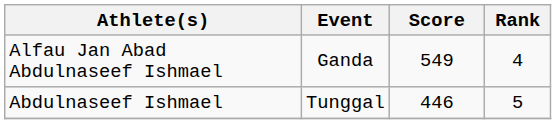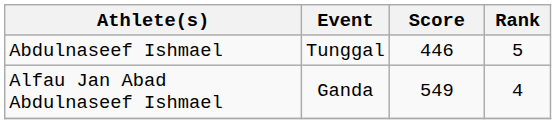rows swapped: (116, 103) <-> (116, 61)
